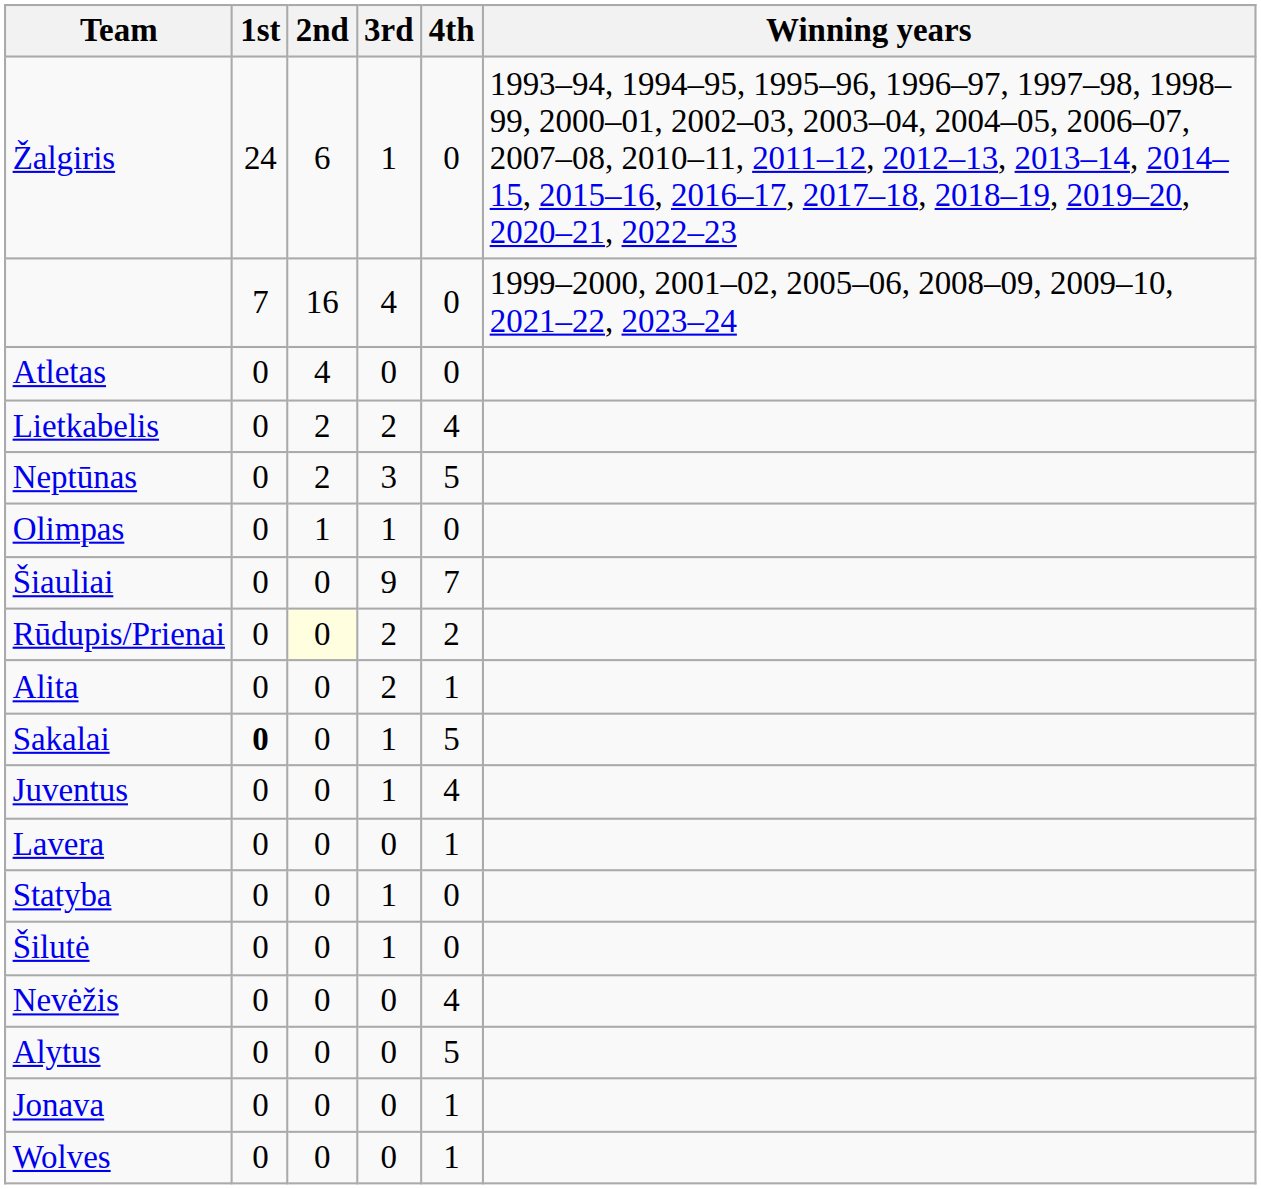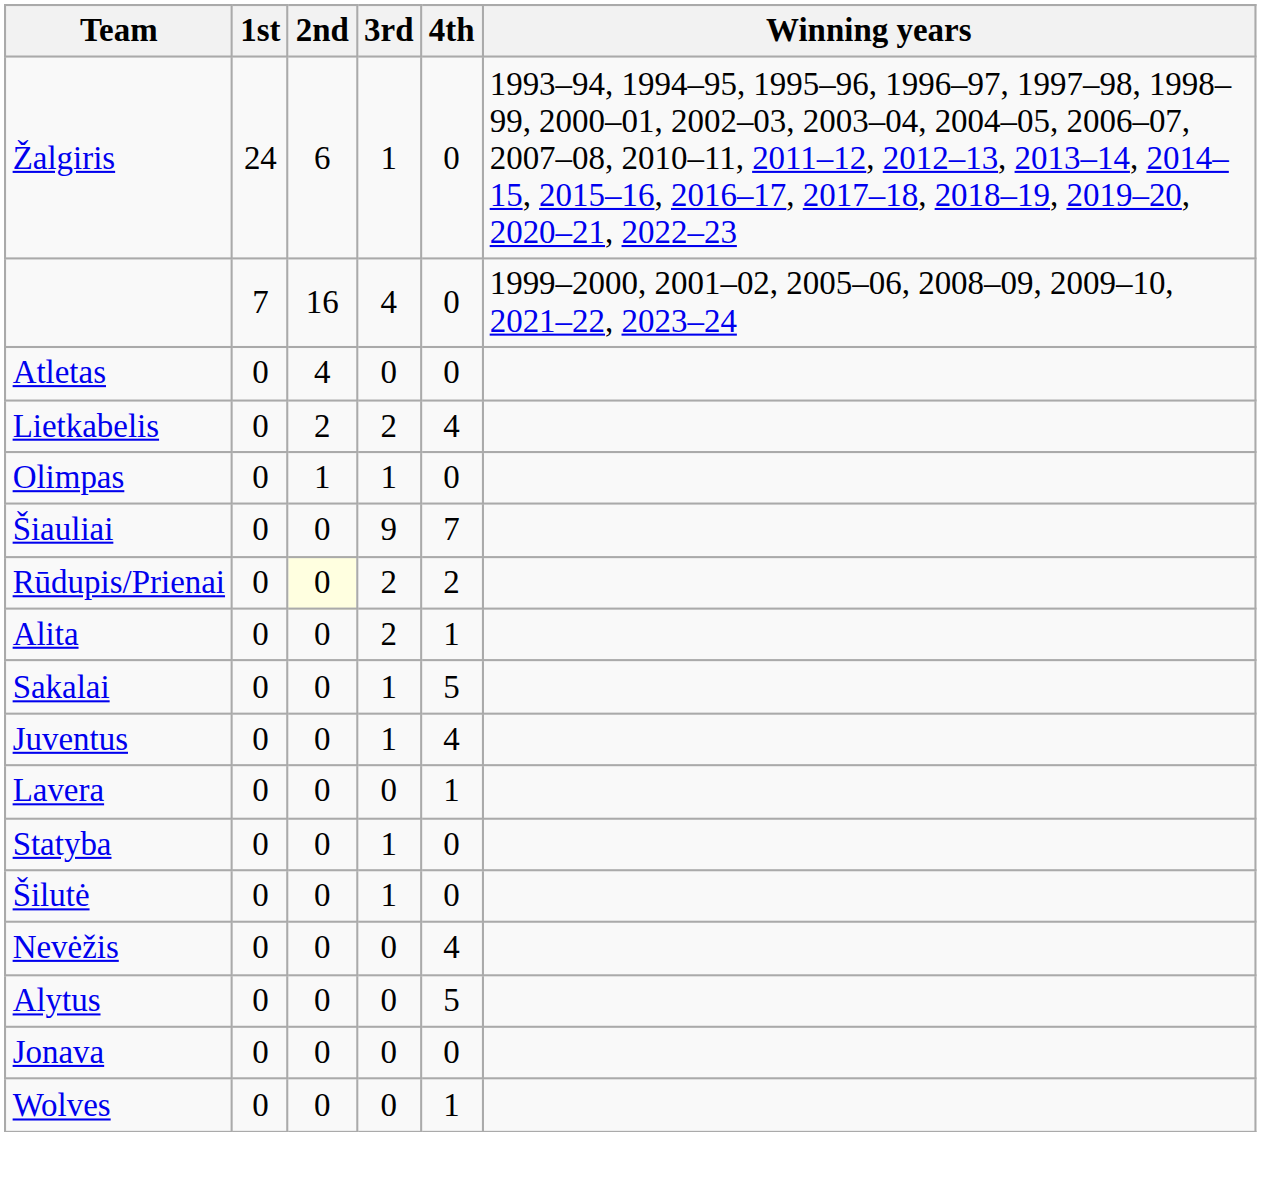- row: (75, 477)
(260, 738) bold -> (260, 686) normal
(452, 1104) 1 -> (452, 1052) 0
